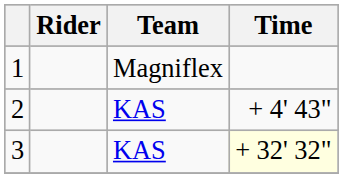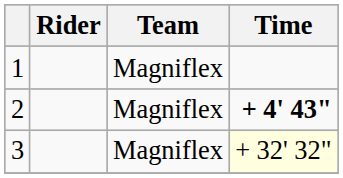(139, 109) KAS -> (168, 109) Magniflex
(290, 109) normal -> (287, 109) bold
(139, 151) KAS -> (168, 151) Magniflex
